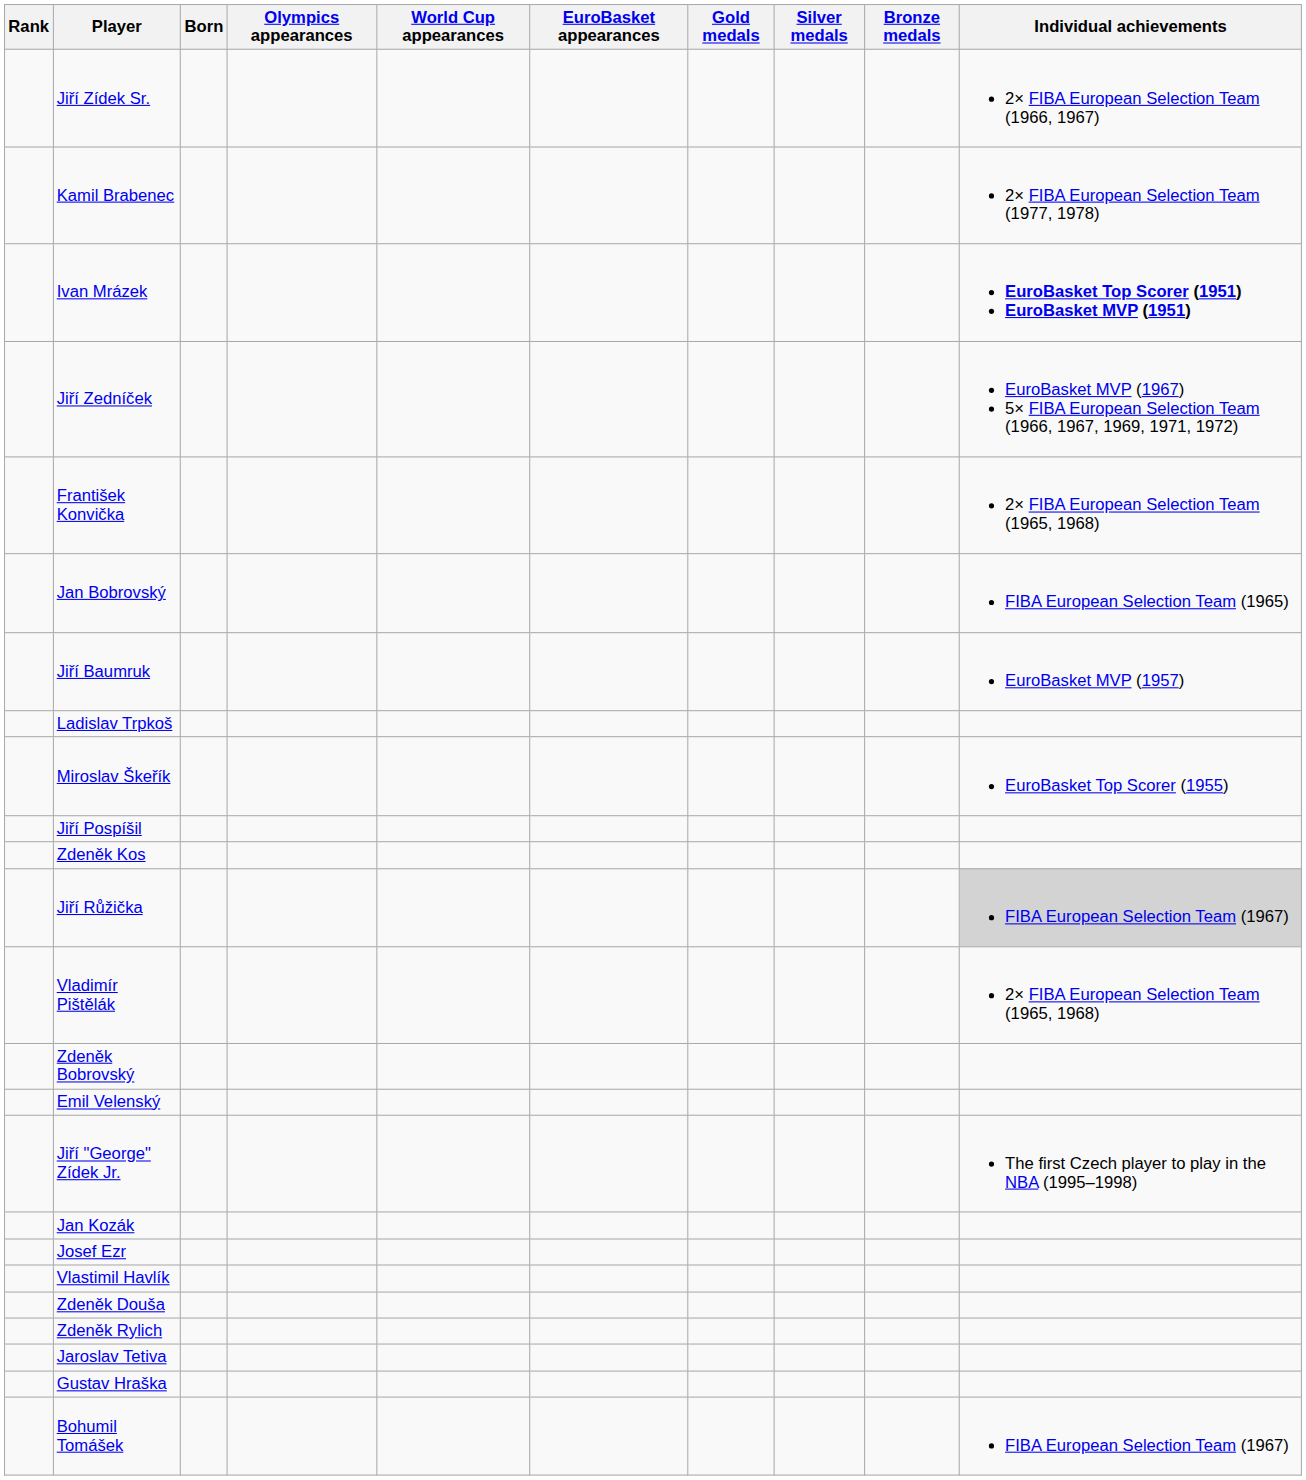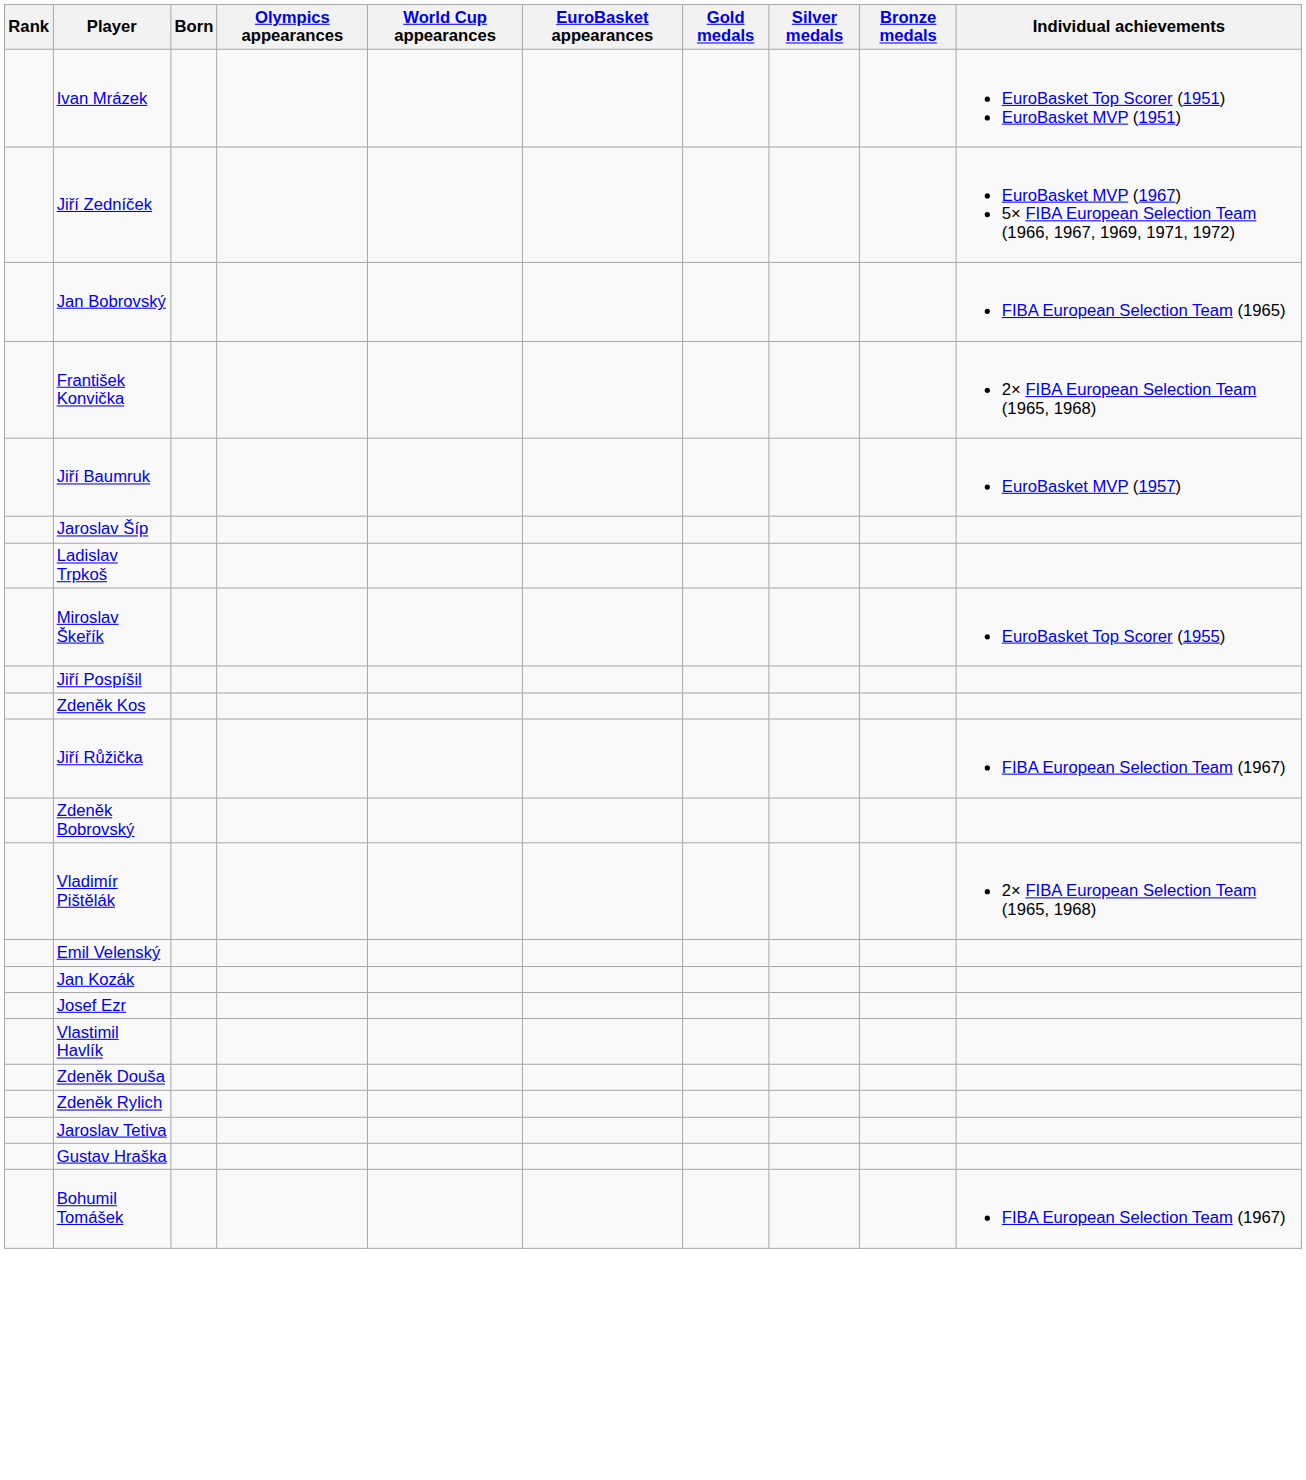- row: (103, 98)
- row: (115, 195)
(1131, 302) bold -> (1129, 108) normal
rows swapped: (91, 505) <-> (111, 593)
+ row: (102, 529)
(1131, 917) lightgrey background -> (1129, 768) no background
rows swapped: (96, 1066) <-> (87, 995)
- row: (104, 1163)
